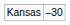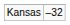(54, 12) –30 -> (54, 12) –32
